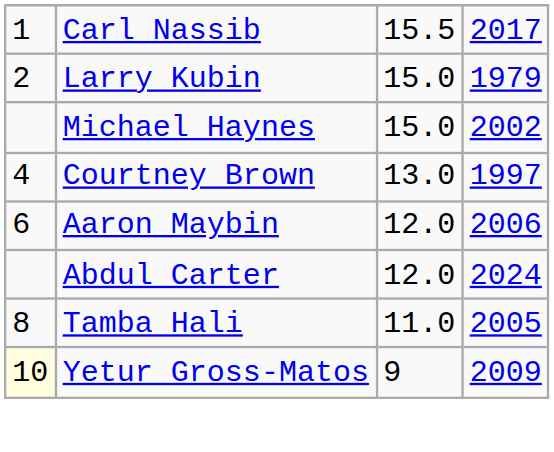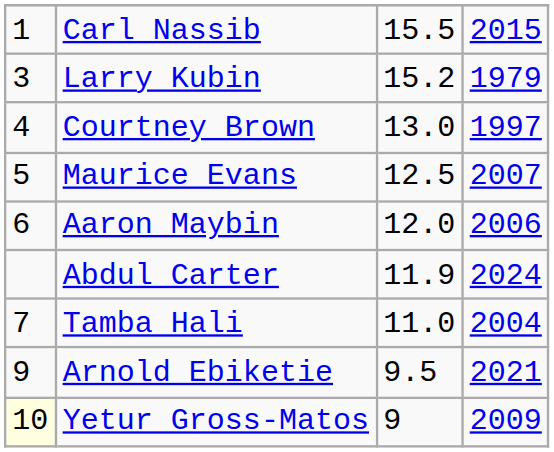(506, 30) 2017 -> (506, 30) 2015
(21, 79) 2 -> (21, 79) 3
(419, 79) 15.0 -> (419, 79) 15.2
- row: (189, 128)
+ row: (180, 176)
(419, 274) 12.0 -> (419, 274) 11.9
(21, 323) 8 -> (21, 323) 7
(506, 323) 2005 -> (506, 323) 2004
+ row: (198, 372)
